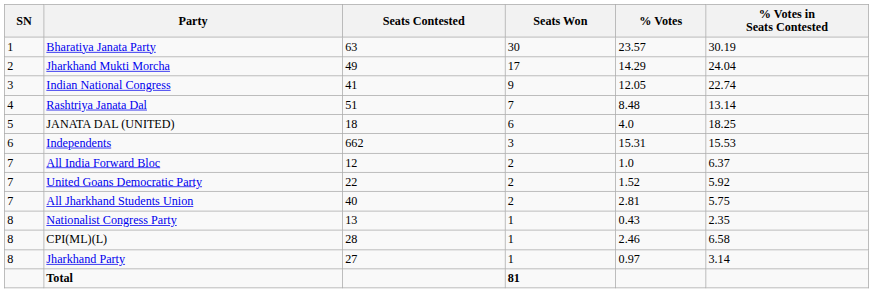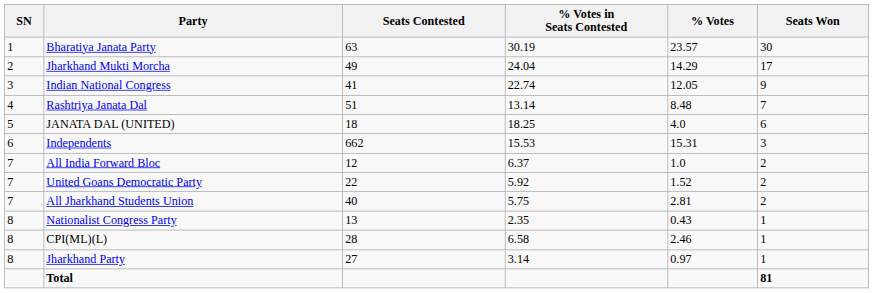columns swapped: (560, 20) <-> (787, 20)
